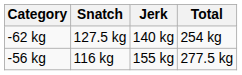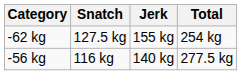(153, 37) 140 kg -> (153, 37) 155 kg
(153, 59) 155 kg -> (153, 59) 140 kg
